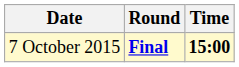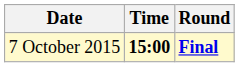columns swapped: (209, 18) <-> (154, 18)
